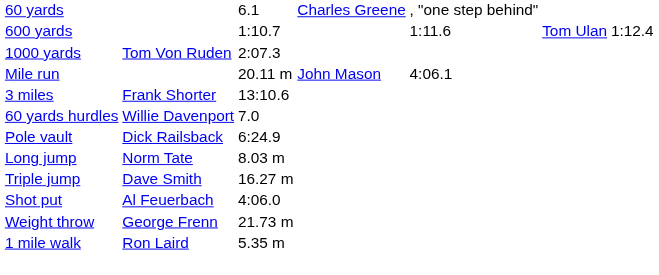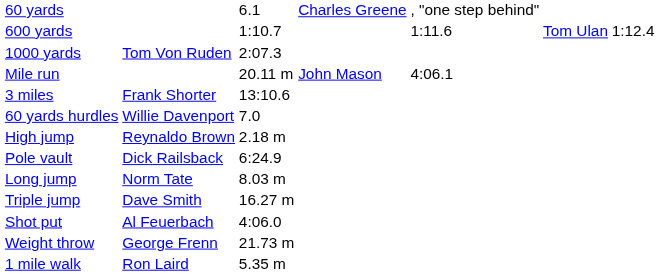+ row: (39, 137)
